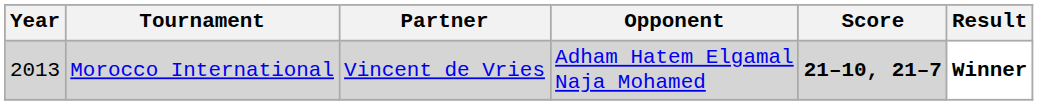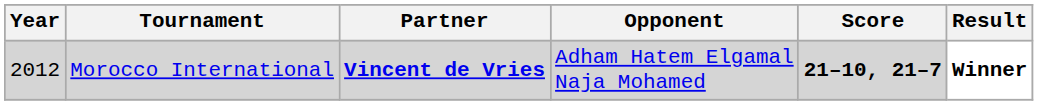(35, 70) 2013 -> (35, 70) 2012
(445, 70) normal -> (445, 70) bold
